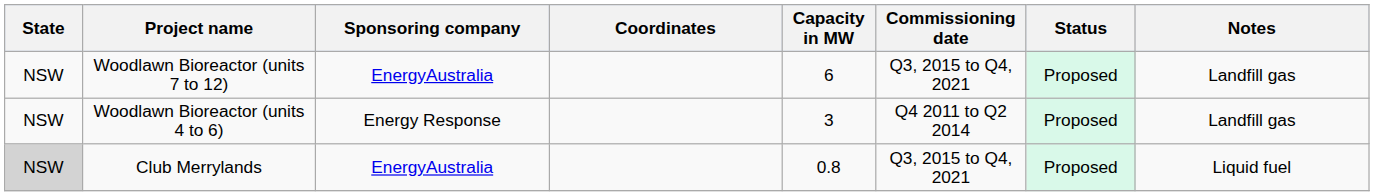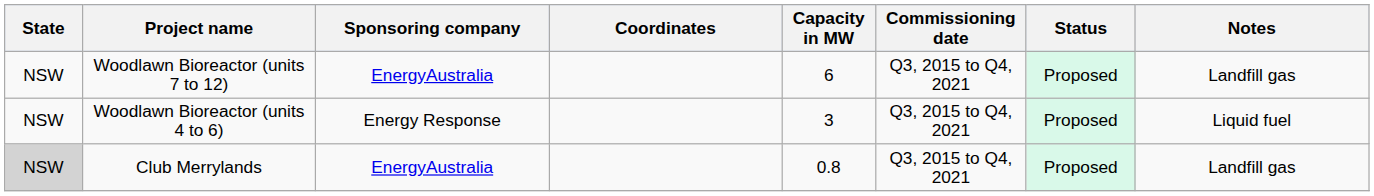(951, 121) Q4 2011 to Q2 2014 -> (951, 121) Q3, 2015 to Q4, 2021
(1252, 121) Landfill gas -> (1252, 121) Liquid fuel
(1252, 168) Liquid fuel -> (1252, 168) Landfill gas
